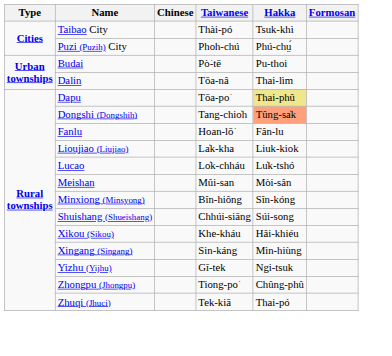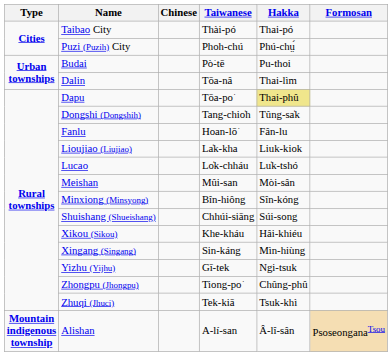(275, 30) Tsuk-khì -> (276, 30) Thai-pó
(276, 115) lightsalmon background -> (279, 115) no background
(273, 302) Thai-pó -> (278, 302) Tsuk-khì
+ row: (78, 331)
